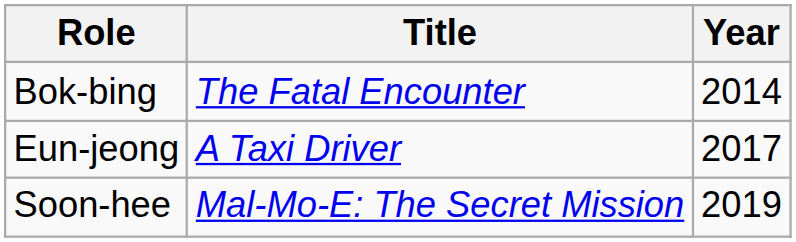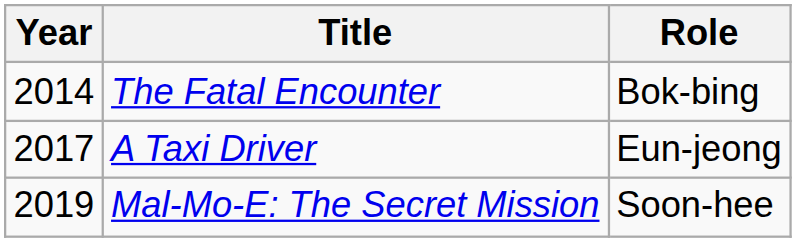columns swapped: (741, 33) <-> (96, 33)
